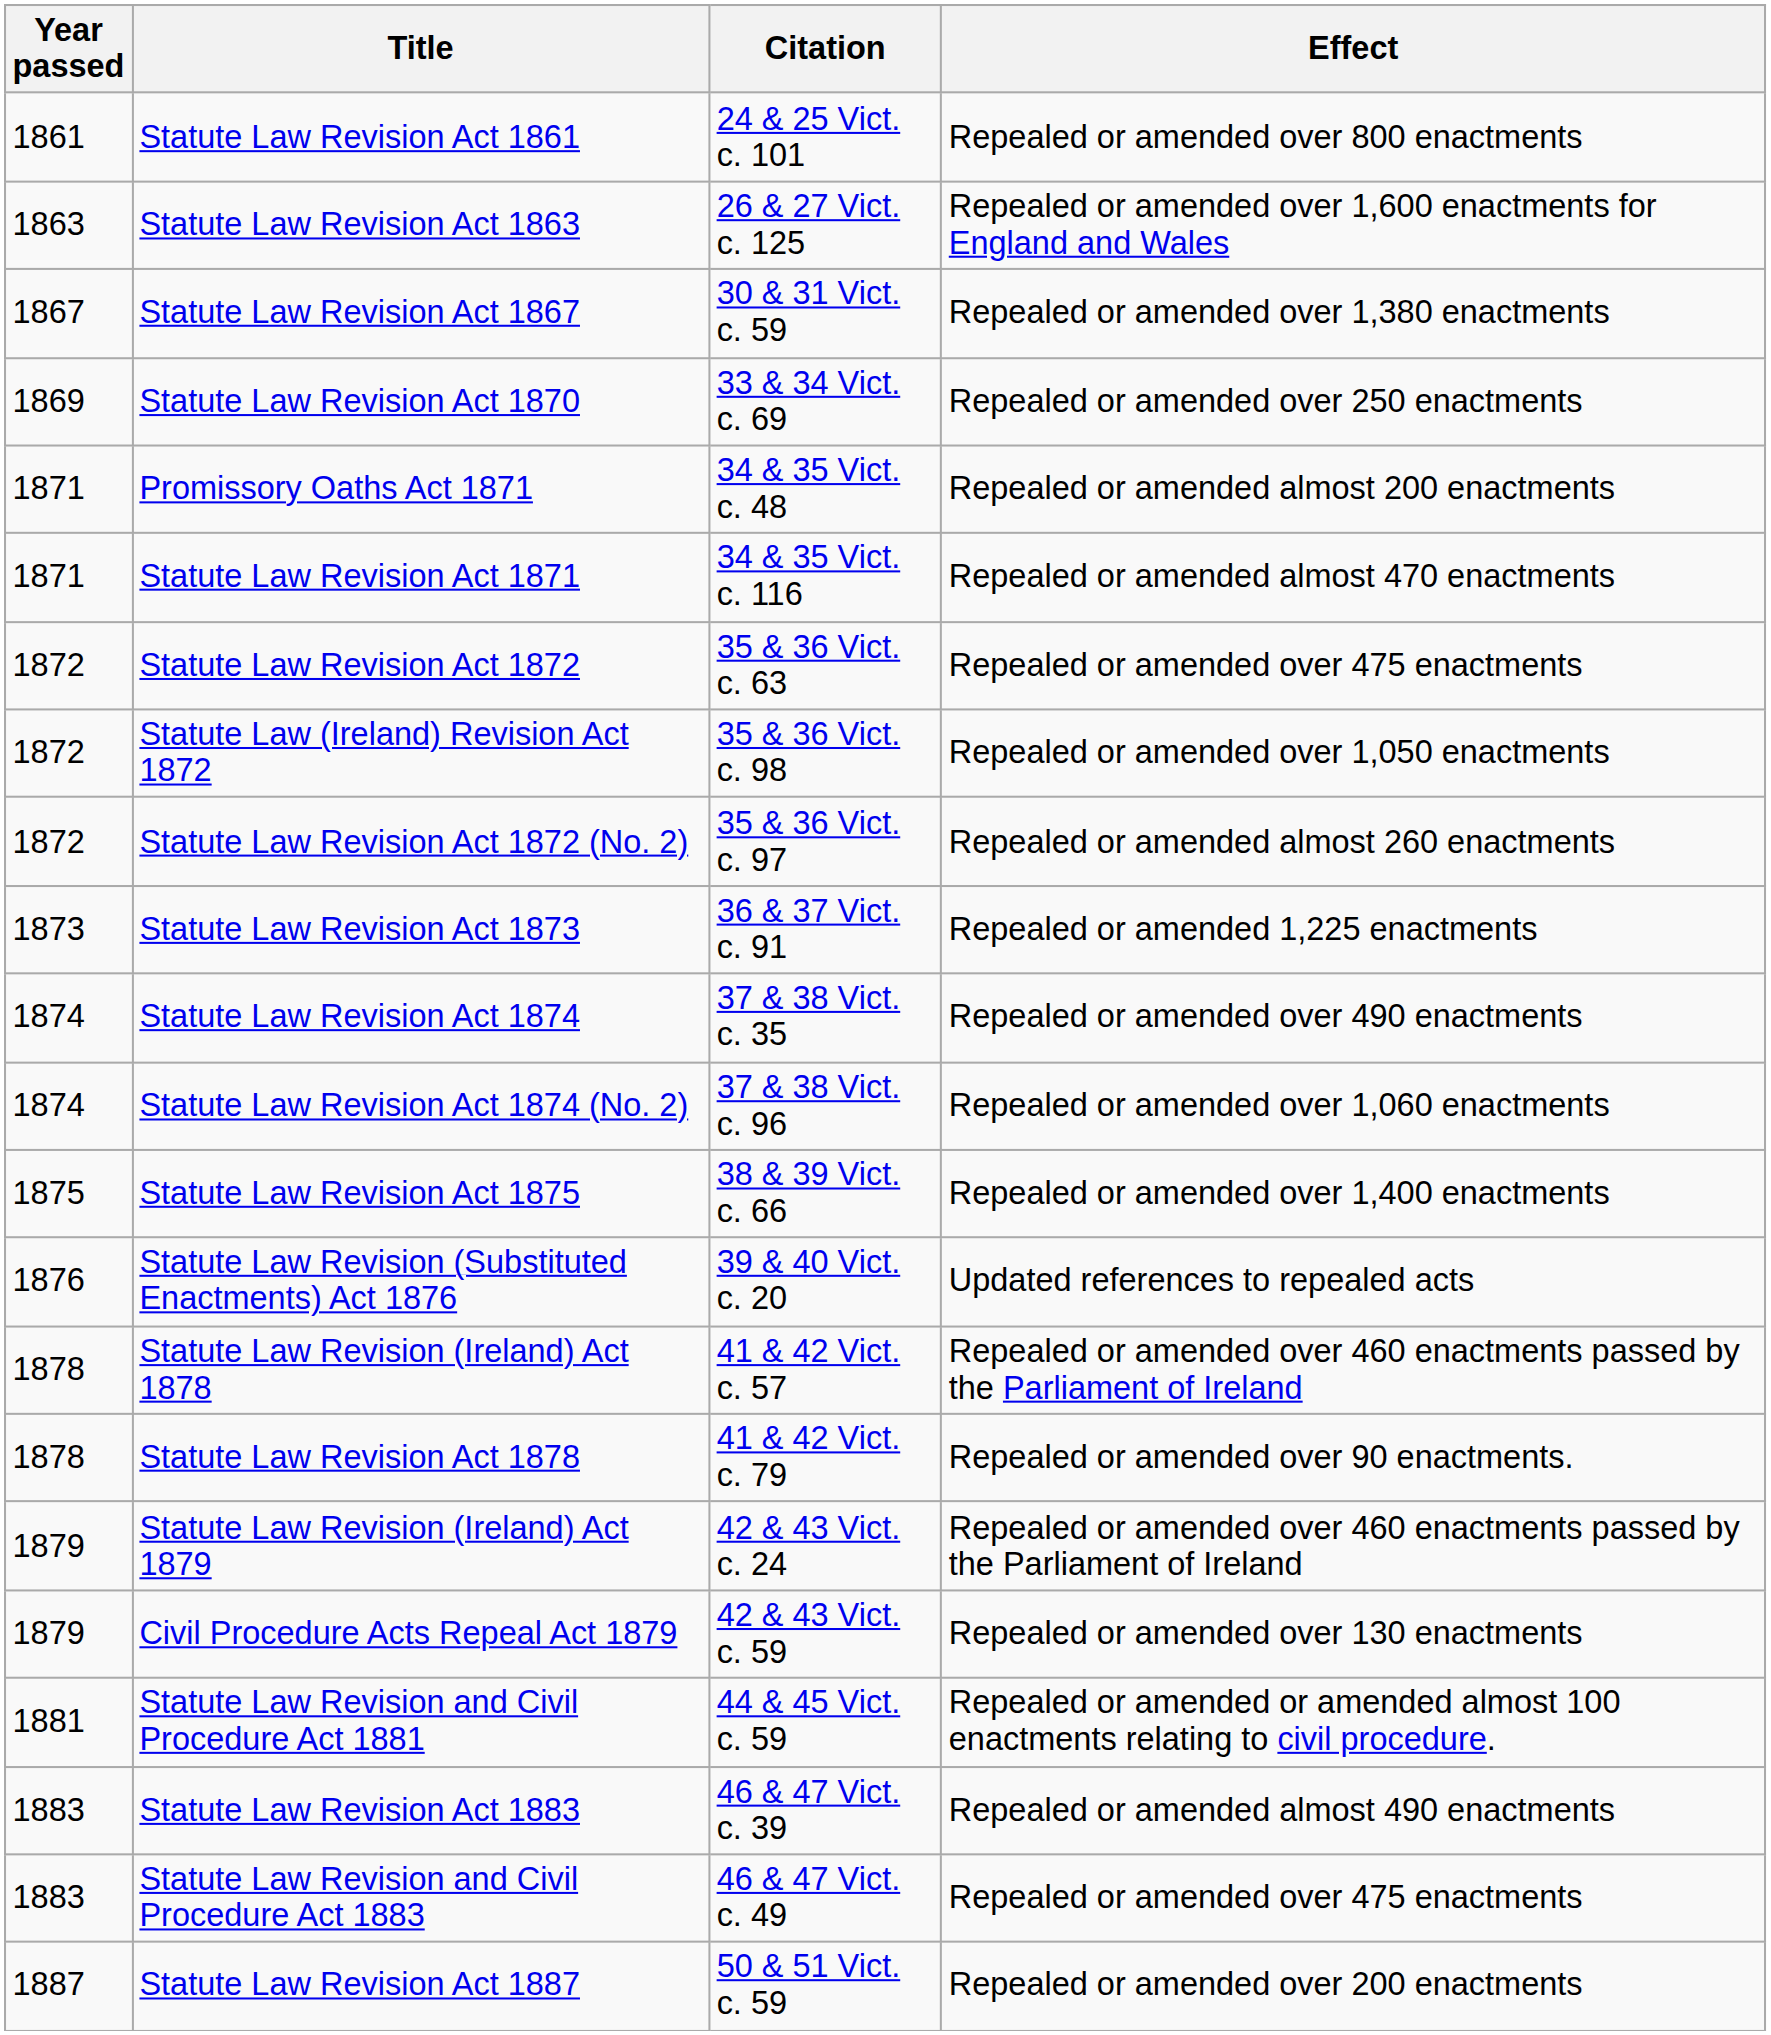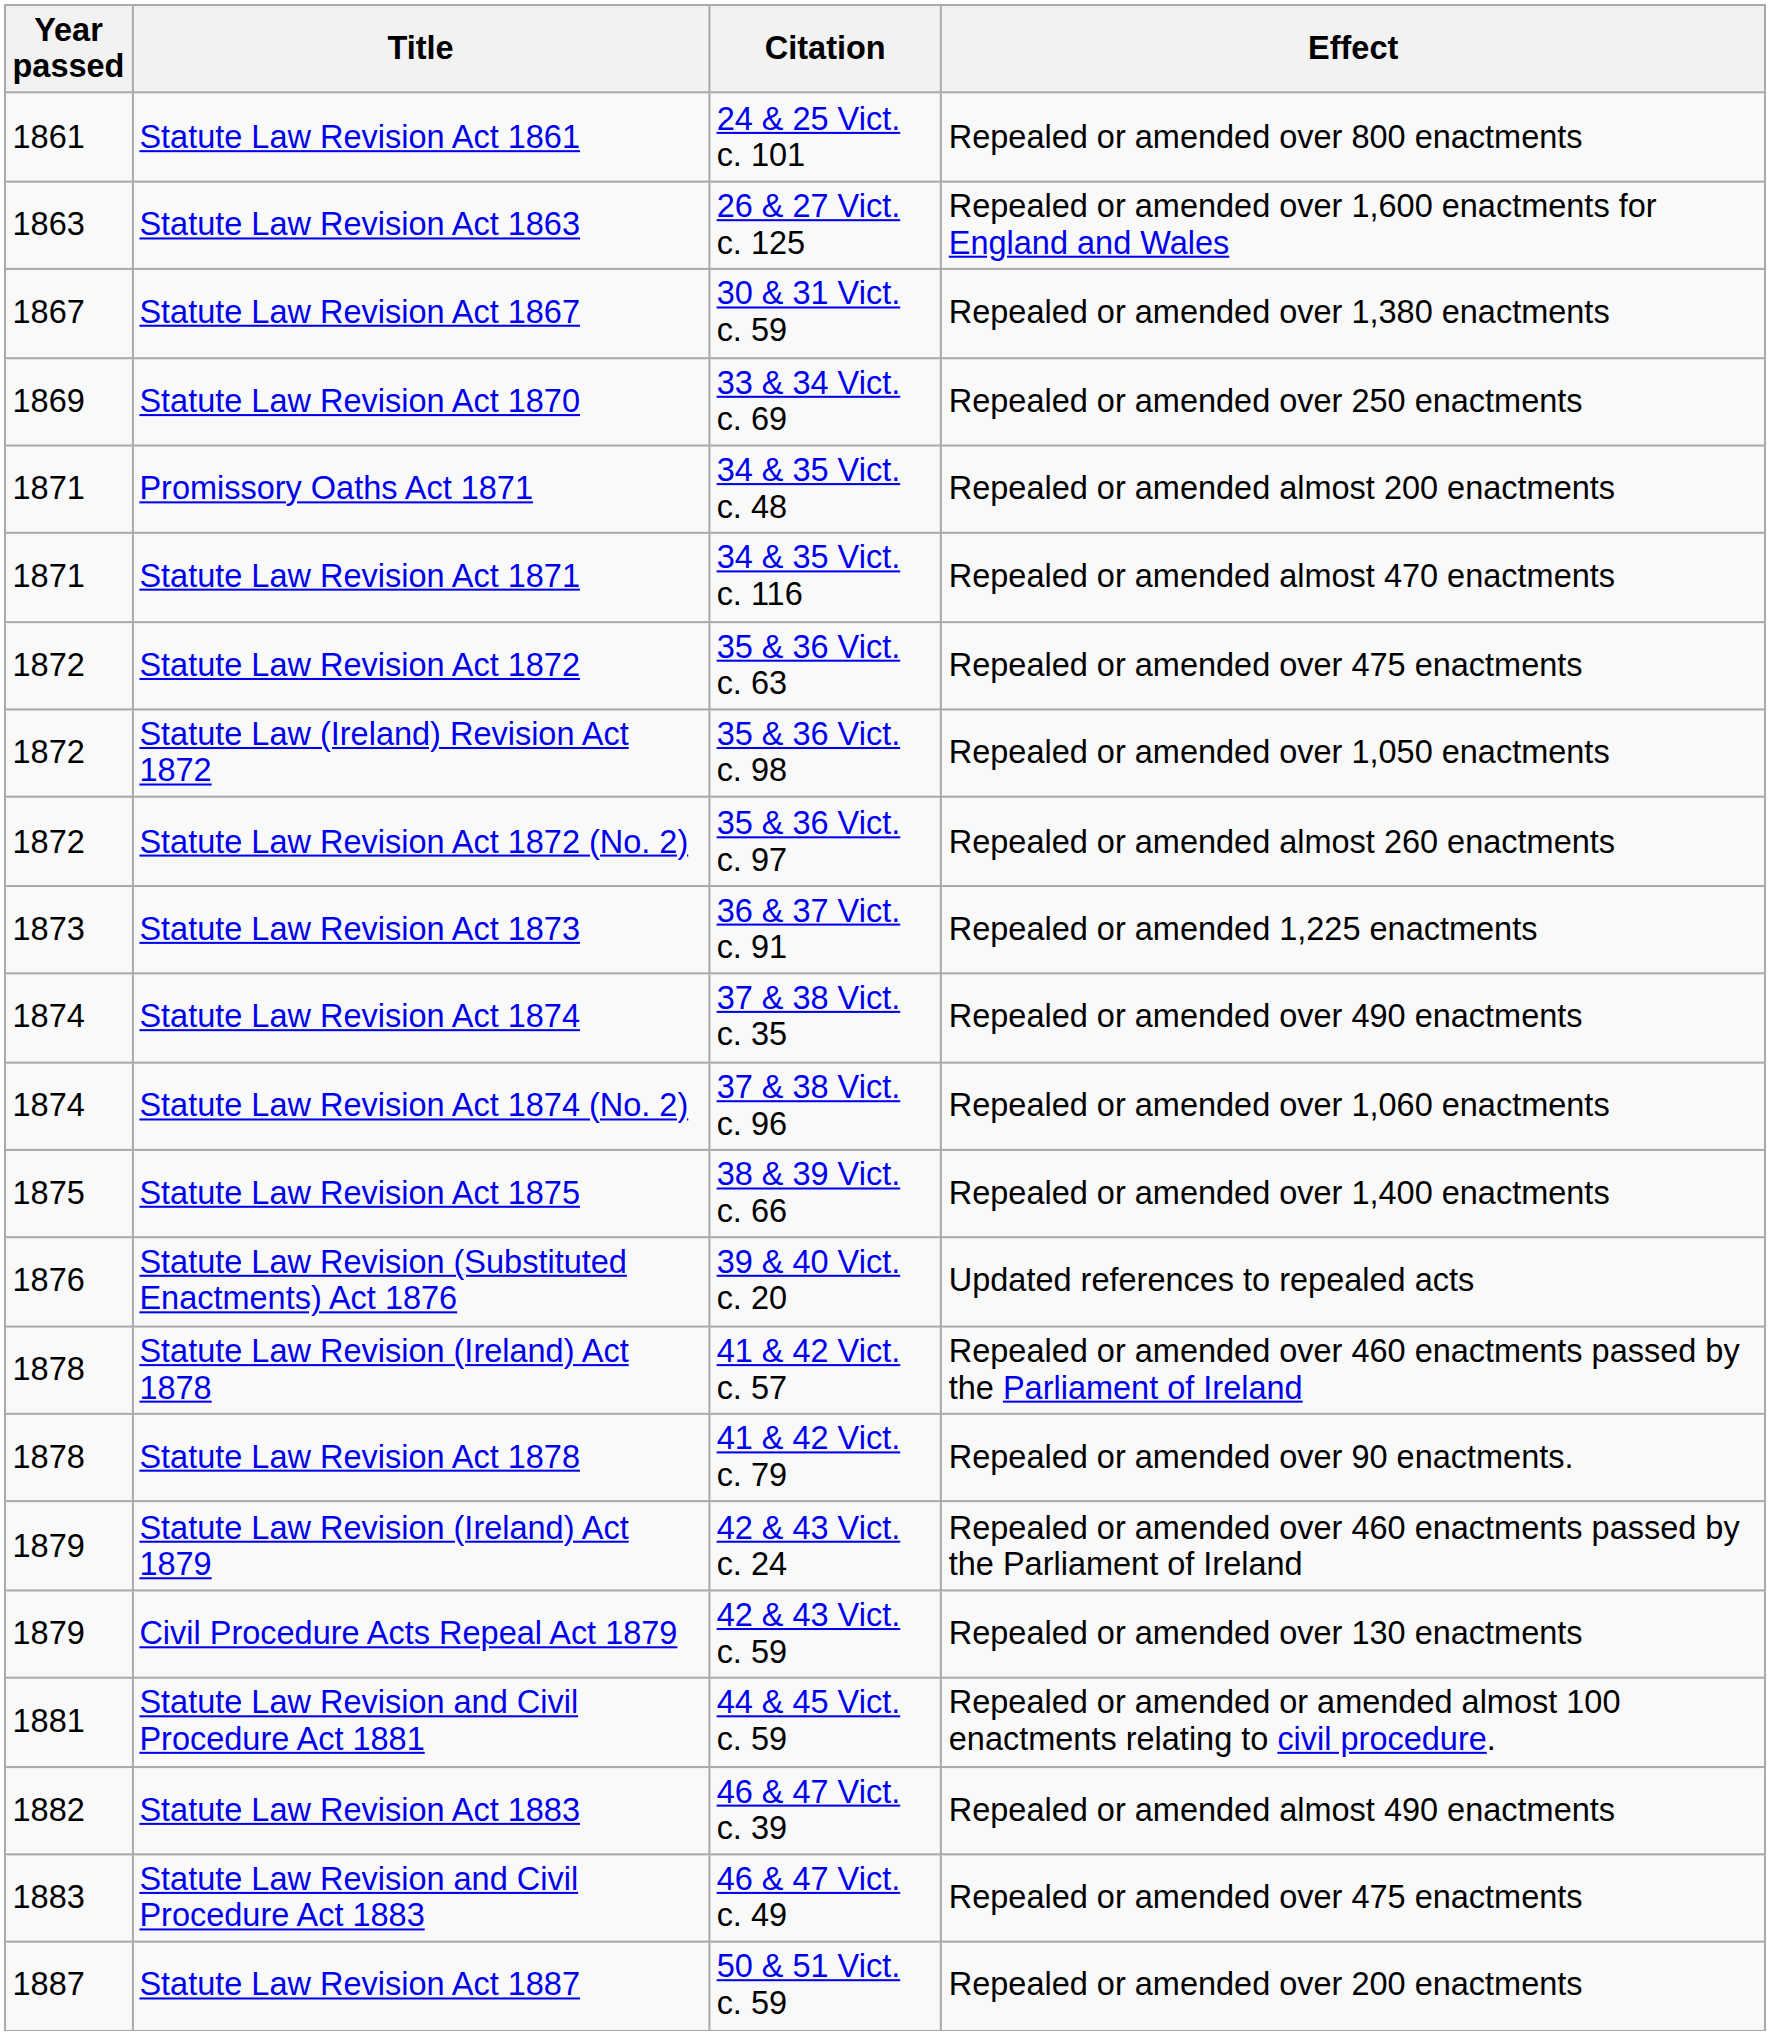(49, 1809) 1883 -> (49, 1809) 1882
